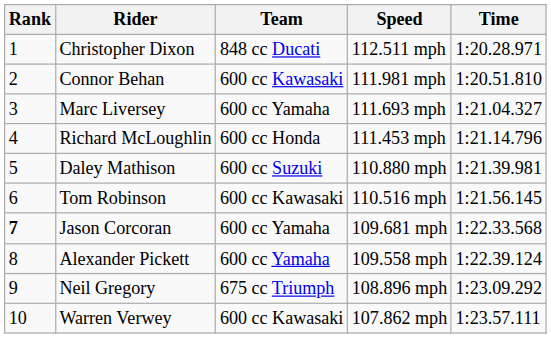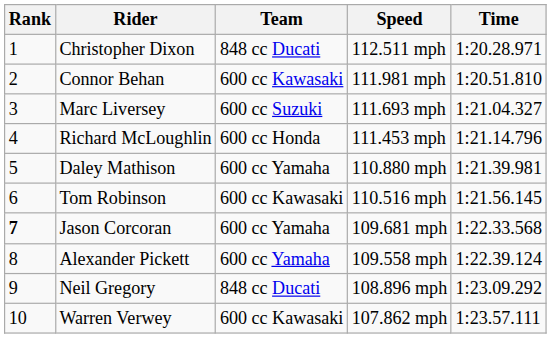(275, 109) 600 cc Yamaha -> (271, 109) 600 cc Suzuki
(271, 168) 600 cc Suzuki -> (275, 168) 600 cc Yamaha
(277, 288) 675 cc Triumph -> (270, 288) 848 cc Ducati
